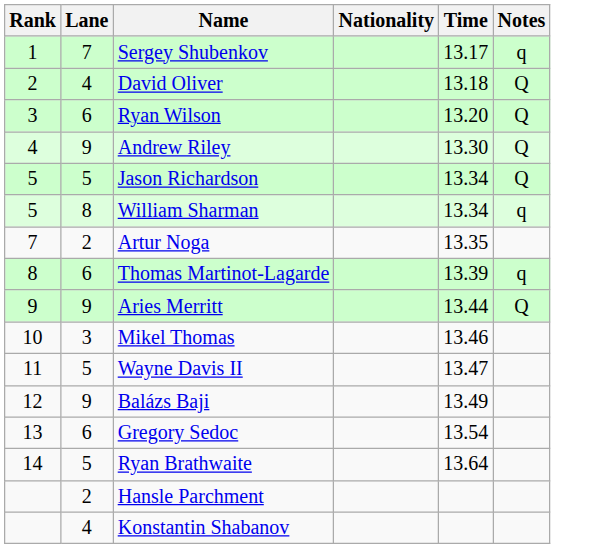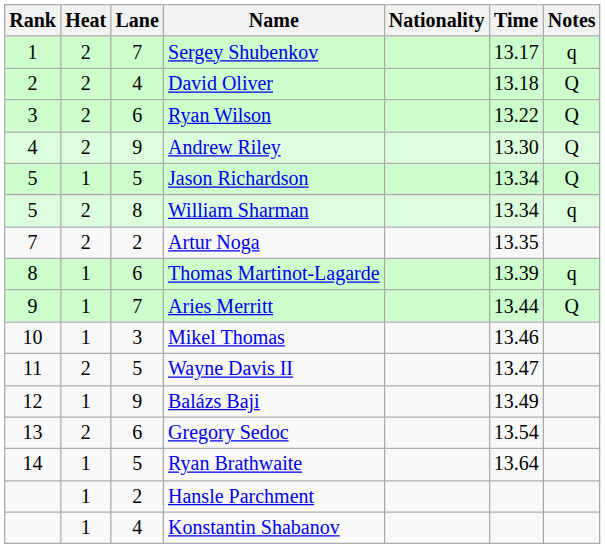+ column: (86, 20)
(466, 115) 13.20 -> (516, 115) 13.22
(87, 305) 9 -> (137, 305) 7
